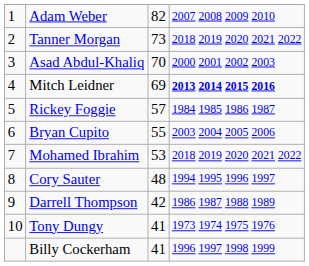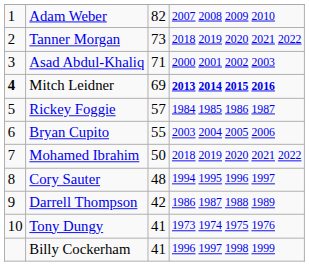(158, 62) 70 -> (158, 62) 71
(12, 86) normal -> (12, 86) bold
(158, 156) 53 -> (158, 156) 50
